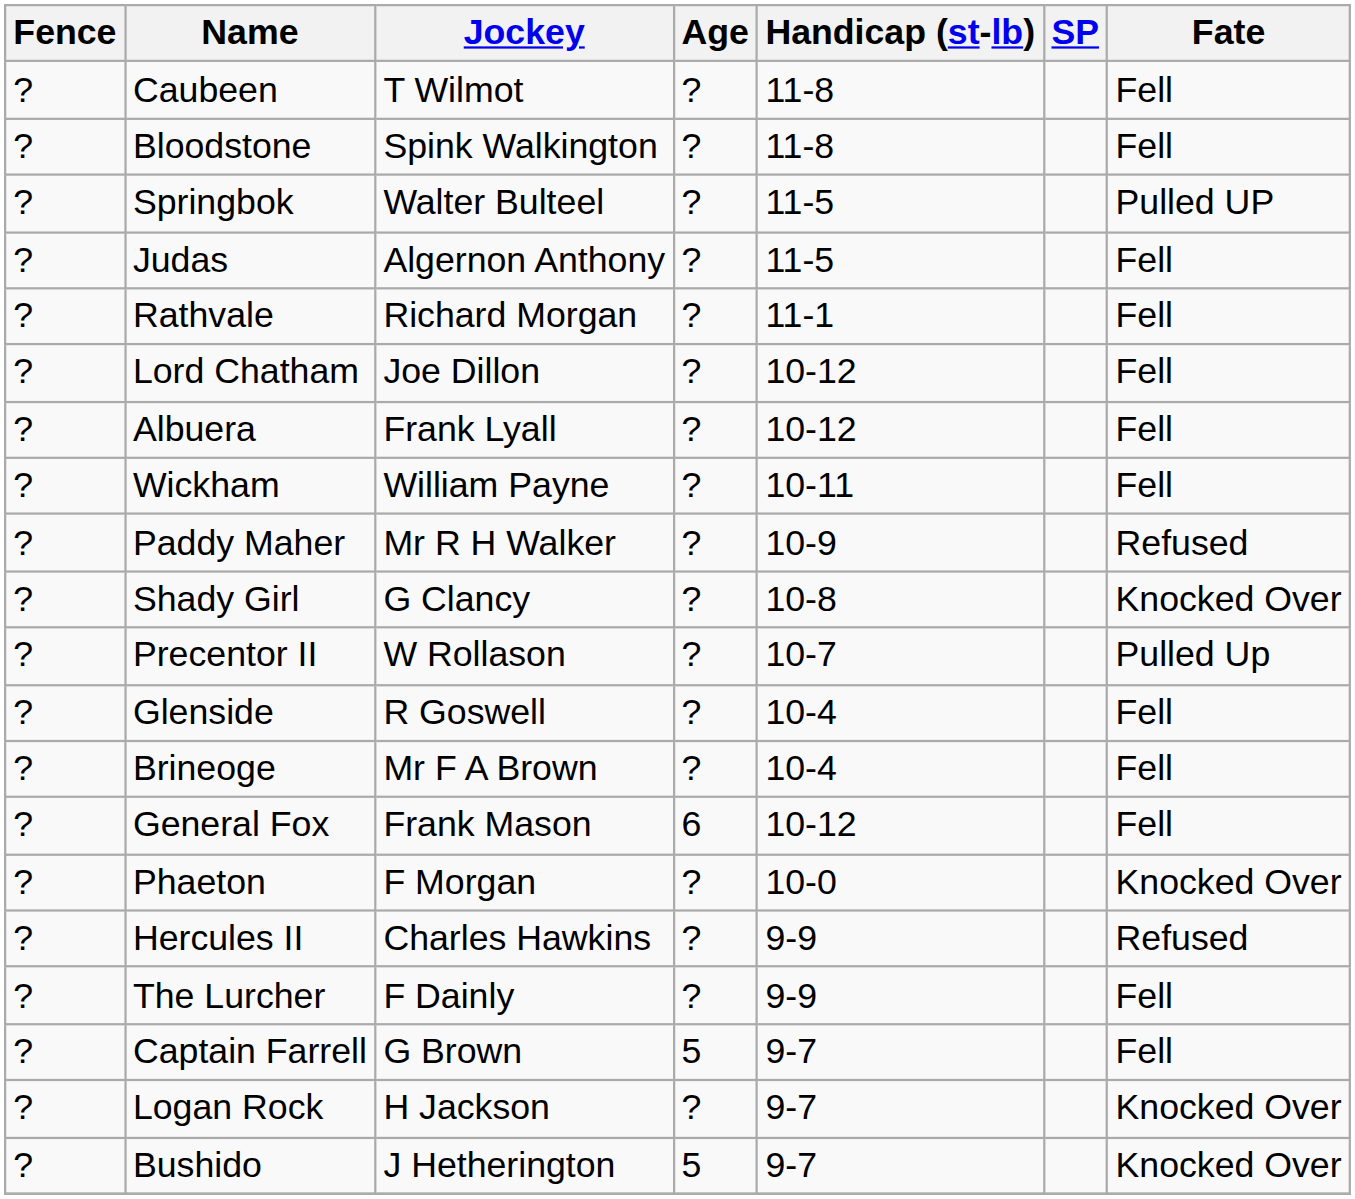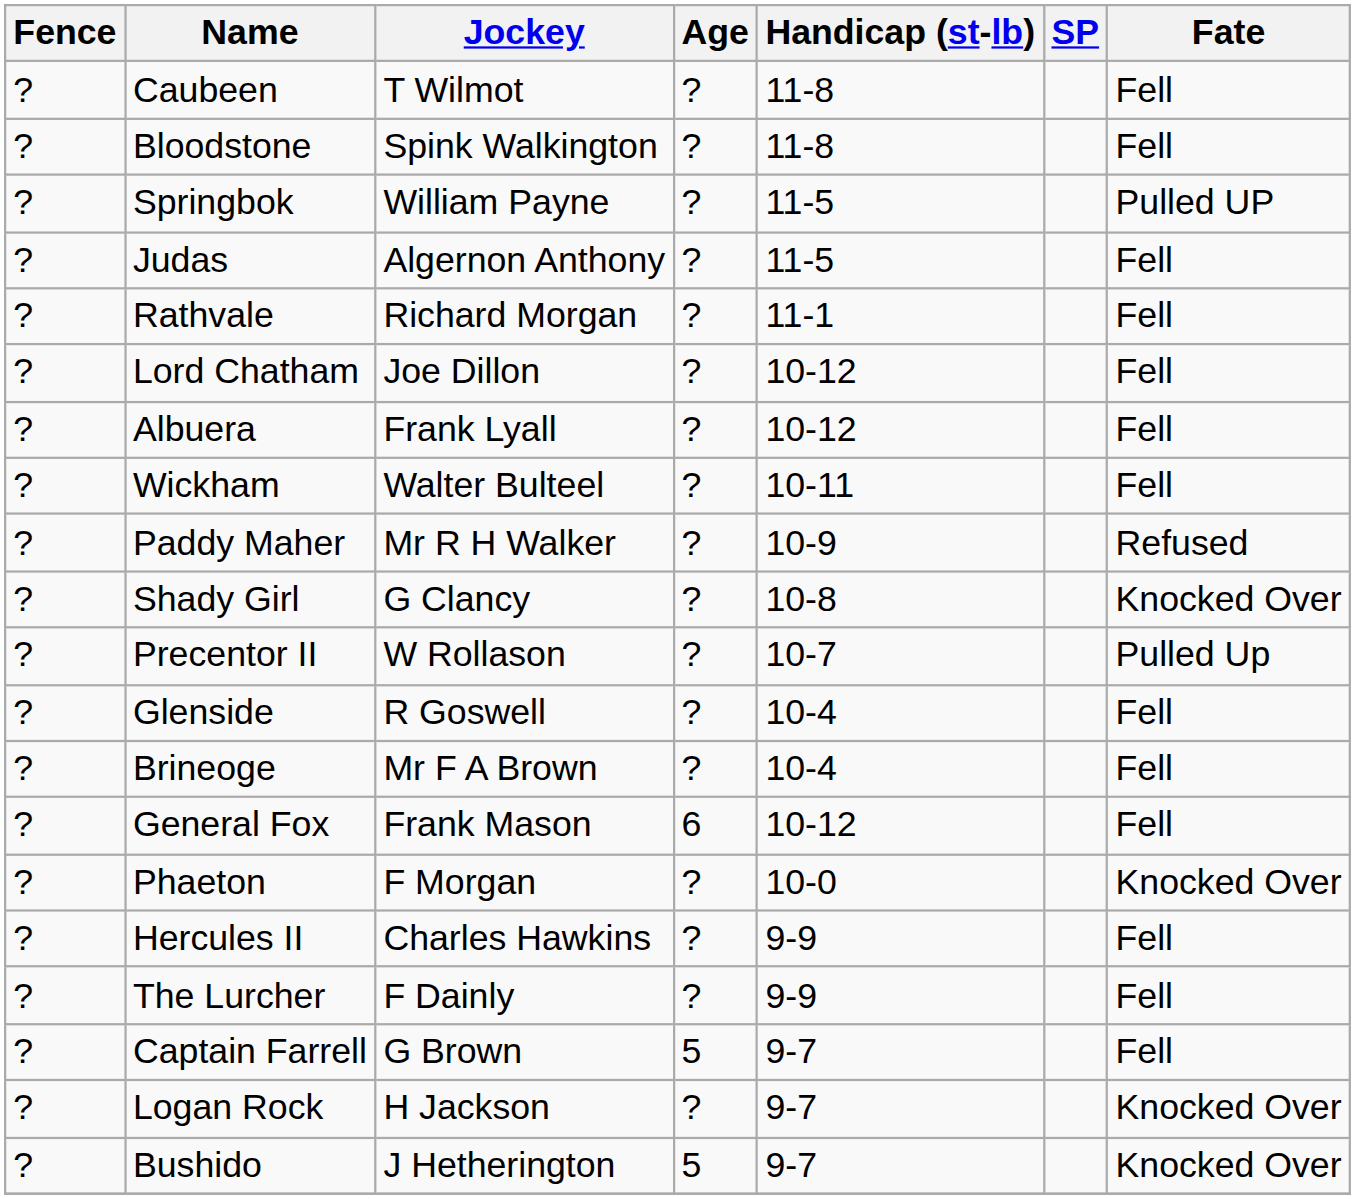(494, 202) Walter Bulteel -> (496, 202) William Payne
(496, 485) William Payne -> (494, 485) Walter Bulteel
(1182, 938) Refused -> (1144, 938) Fell
